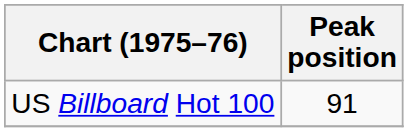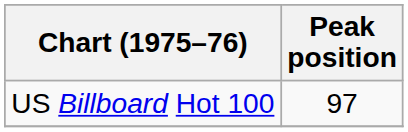(342, 103) 91 -> (342, 103) 97
